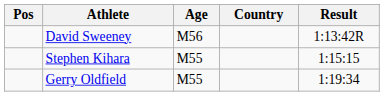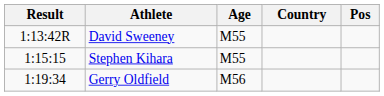columns swapped: (23, 15) <-> (339, 15)
(190, 36) M56 -> (233, 36) M55
(190, 79) M55 -> (233, 79) M56
